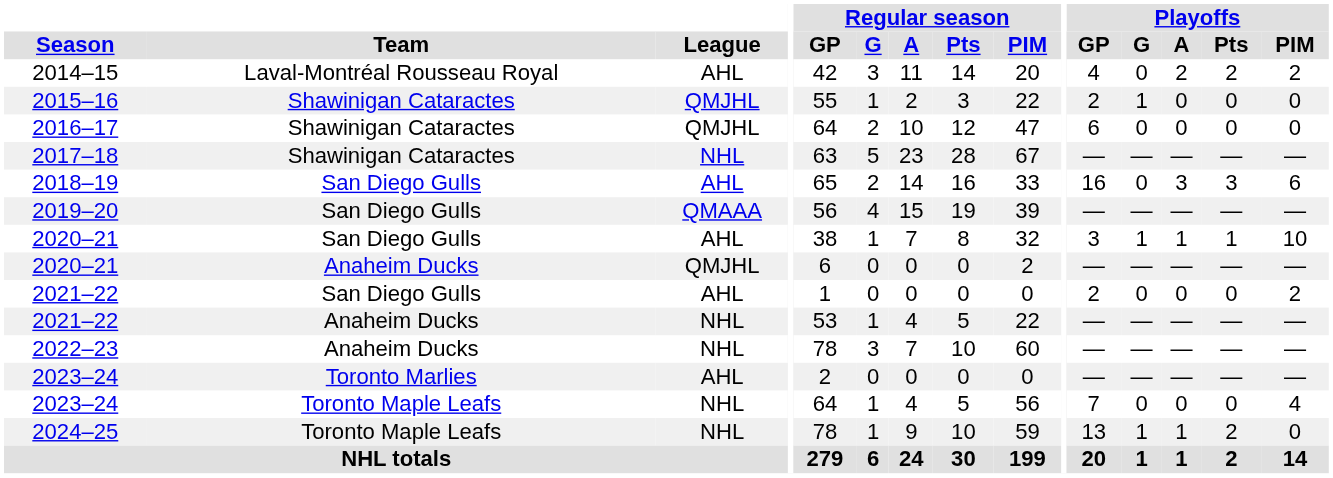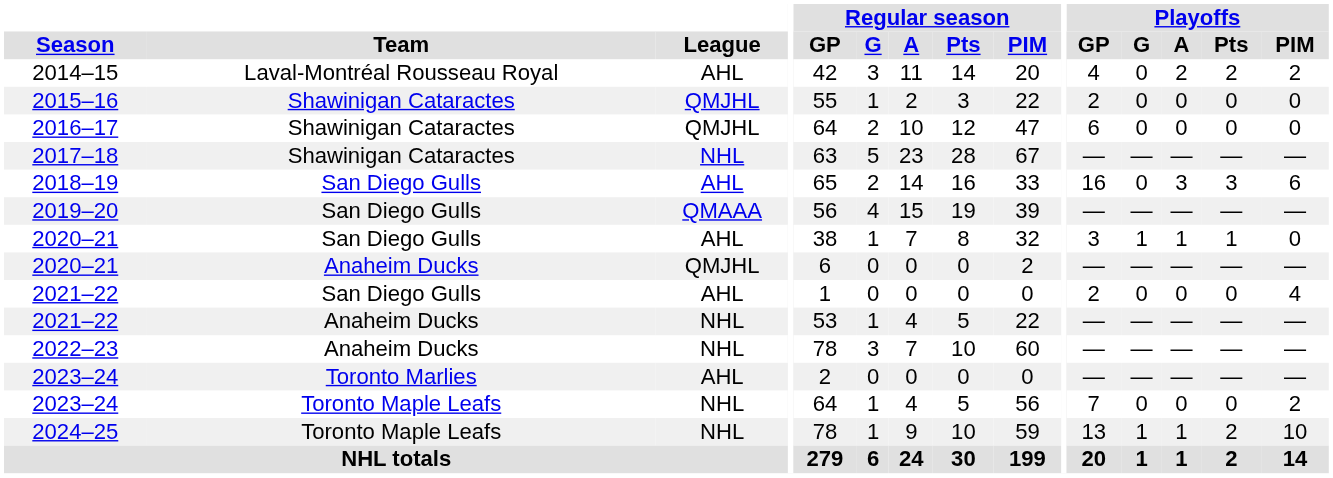(1142, 100) 1 -> (1142, 100) 0
(1295, 238) 10 -> (1295, 238) 0
(1295, 293) 2 -> (1295, 293) 4
(1295, 404) 4 -> (1295, 404) 2
(1295, 431) 0 -> (1295, 431) 10
